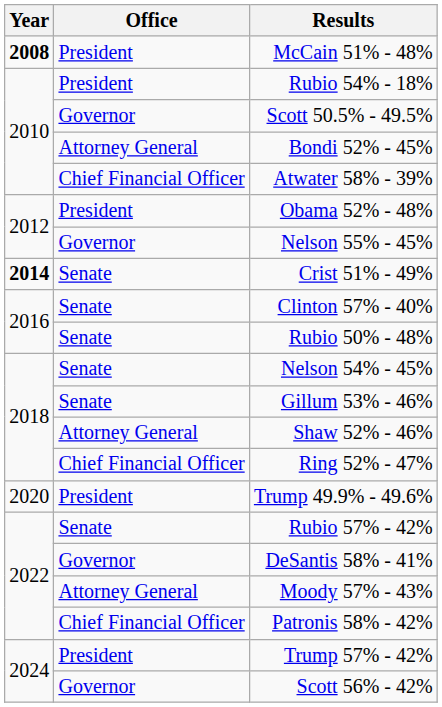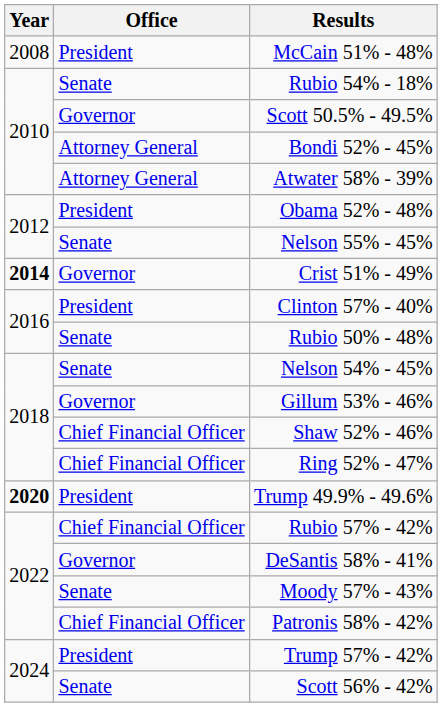(29, 52) bold -> (29, 52) normal
(96, 83) President -> (85, 83) Senate
(152, 178) Chief Financial Officer -> (128, 178) Attorney General
(97, 242) Governor -> (85, 242) Senate
(85, 274) Senate -> (97, 274) Governor
(85, 305) Senate -> (96, 305) President
(85, 400) Senate -> (97, 400) Governor
(128, 432) Attorney General -> (152, 432) Chief Financial Officer
(29, 496) normal -> (29, 496) bold
(85, 527) Senate -> (152, 527) Chief Financial Officer
(128, 591) Attorney General -> (85, 591) Senate
(97, 686) Governor -> (85, 686) Senate
